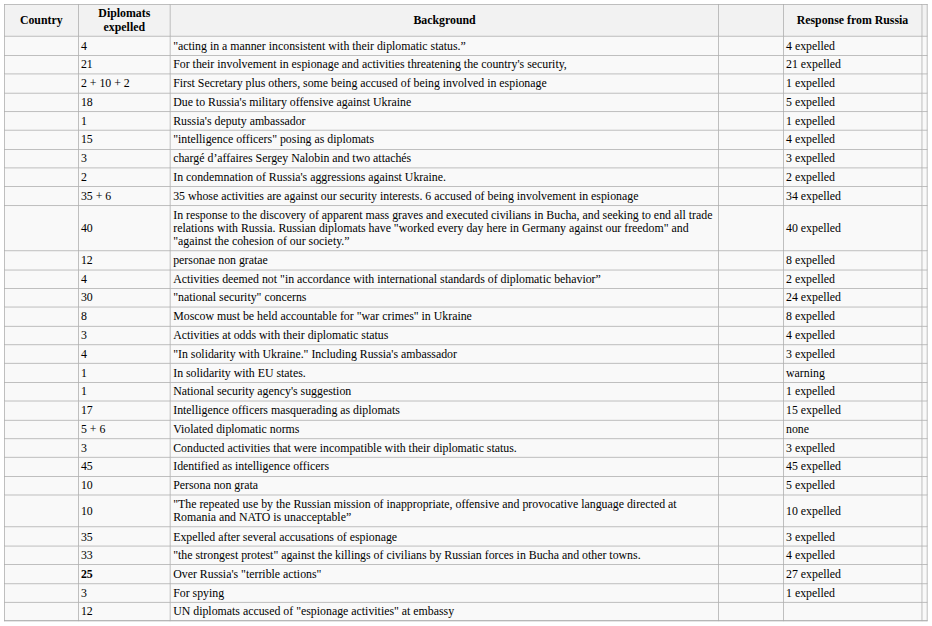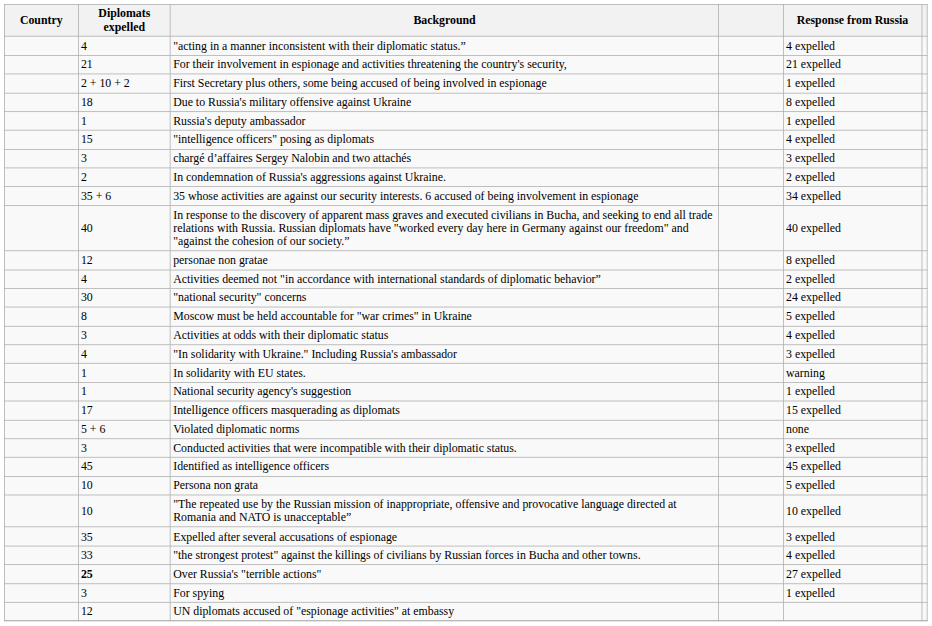(811, 102) 5 expelled -> (811, 102) 8 expelled
(811, 316) 8 expelled -> (811, 316) 5 expelled
